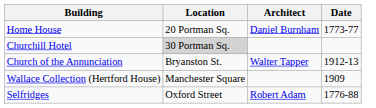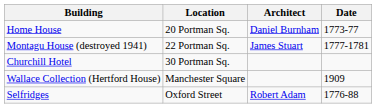+ row: (77, 45)
(197, 45) lightgrey background -> (197, 62) no background
- row: (65, 62)
